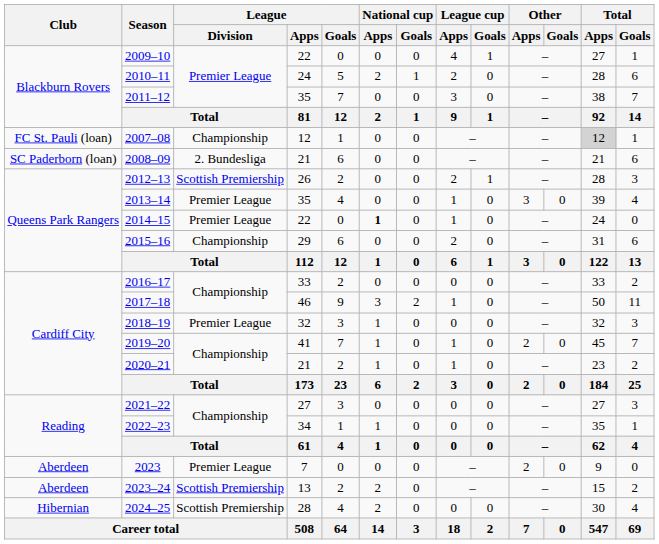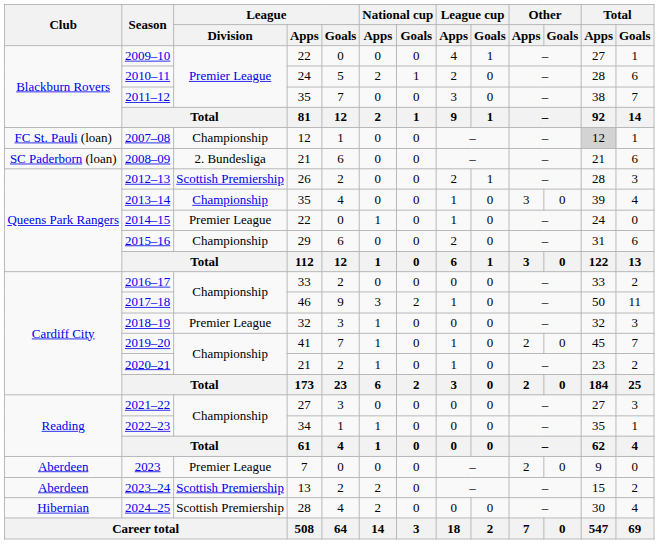(230, 199) Premier League -> (230, 199) Championship
(378, 220) bold -> (378, 220) normal
